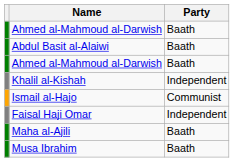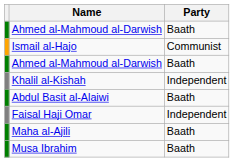rows swapped: (44, 98) <-> (60, 47)
